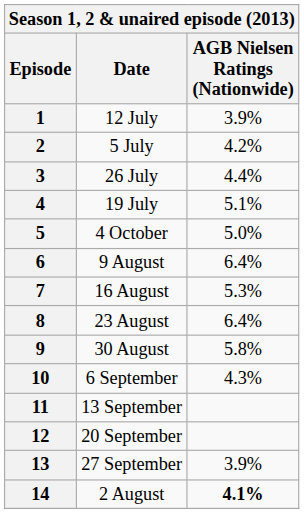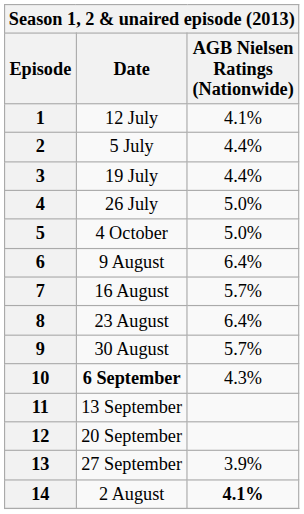(243, 117) 3.9% -> (243, 117) 4.1%
(243, 146) 4.2% -> (243, 146) 4.4%
(132, 175) 26 July -> (132, 175) 19 July
(132, 204) 19 July -> (132, 204) 26 July
(243, 204) 5.1% -> (243, 204) 5.0%
(243, 291) 5.3% -> (243, 291) 5.7%
(243, 349) 5.8% -> (243, 349) 5.7%
(132, 378) normal -> (132, 378) bold
